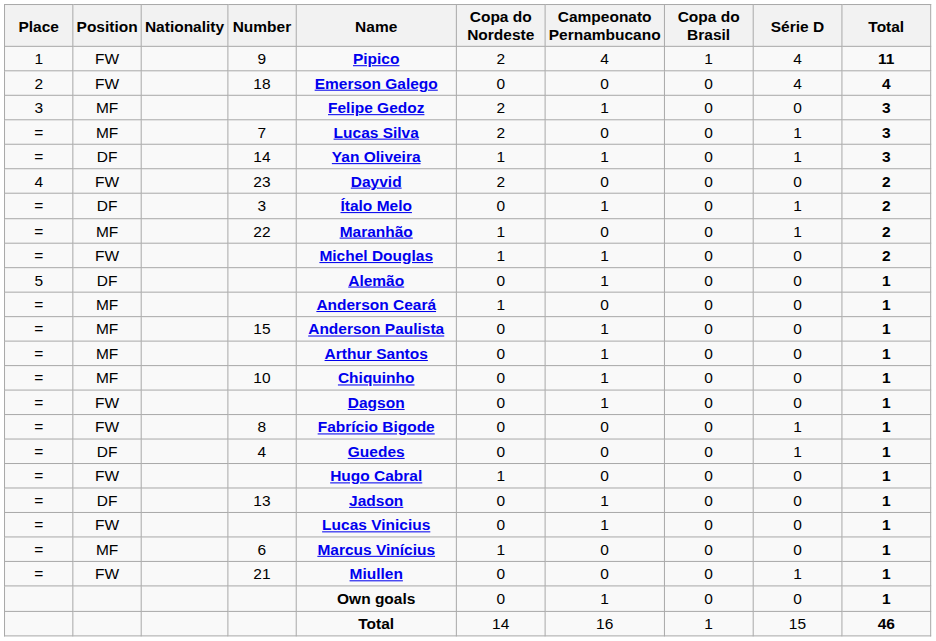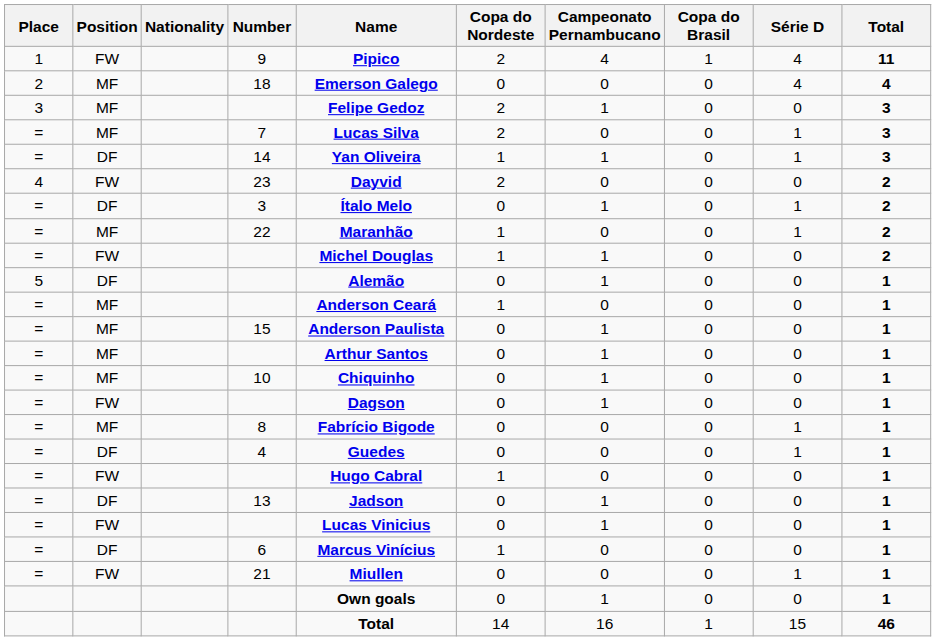(107, 83) FW -> (107, 83) MF
(107, 427) FW -> (107, 427) MF
(107, 550) MF -> (107, 550) DF
